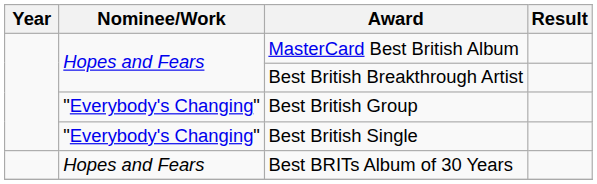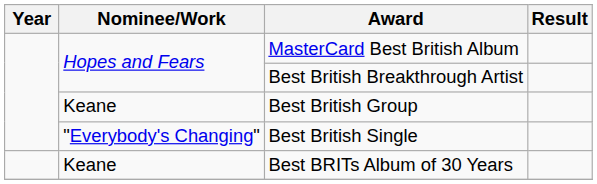(162, 106) "Everybody's Changing" -> (90, 106) Keane
(134, 164) Hopes and Fears -> (90, 164) Keane
